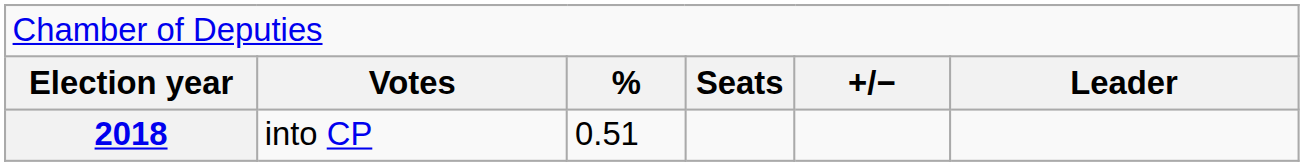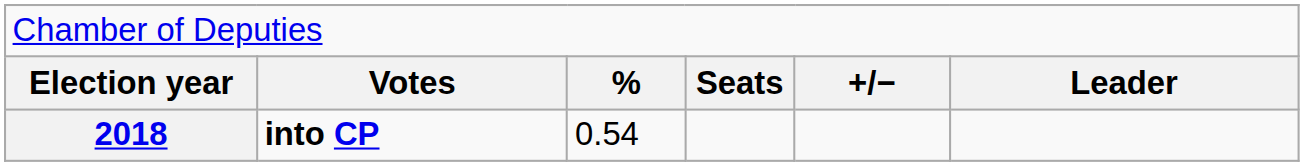(318, 134) normal -> (322, 134) bold
(607, 134) 0.51 -> (607, 134) 0.54
